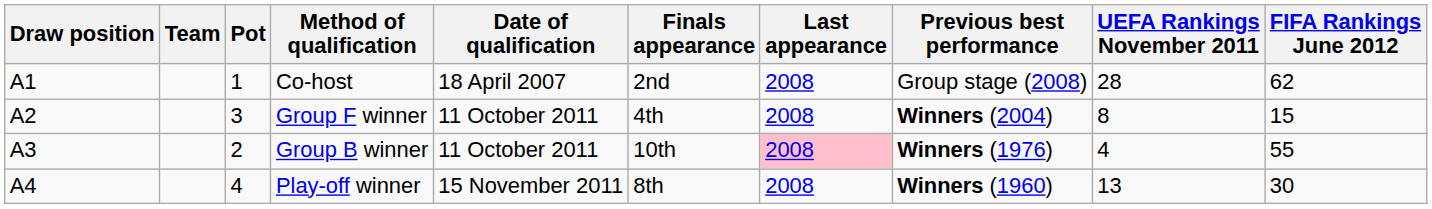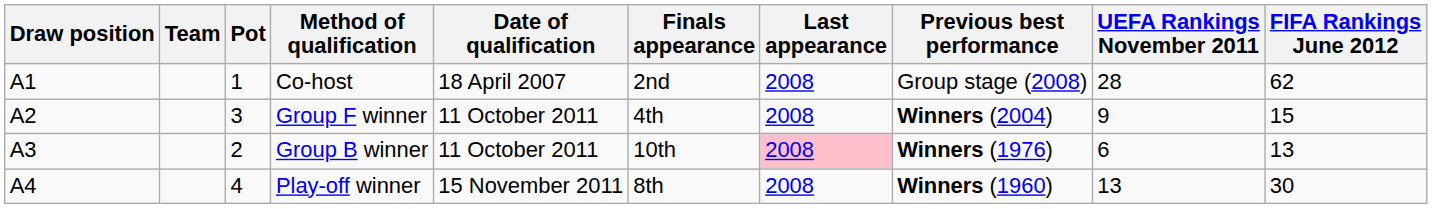(1103, 116) 8 -> (1103, 116) 9
(1103, 150) 4 -> (1103, 150) 6
(1282, 150) 55 -> (1282, 150) 13
